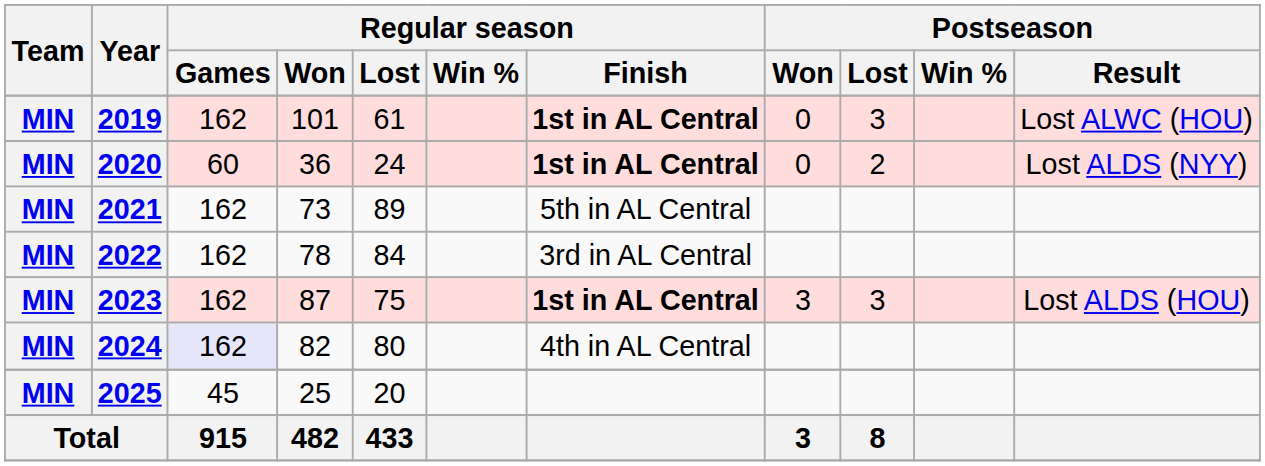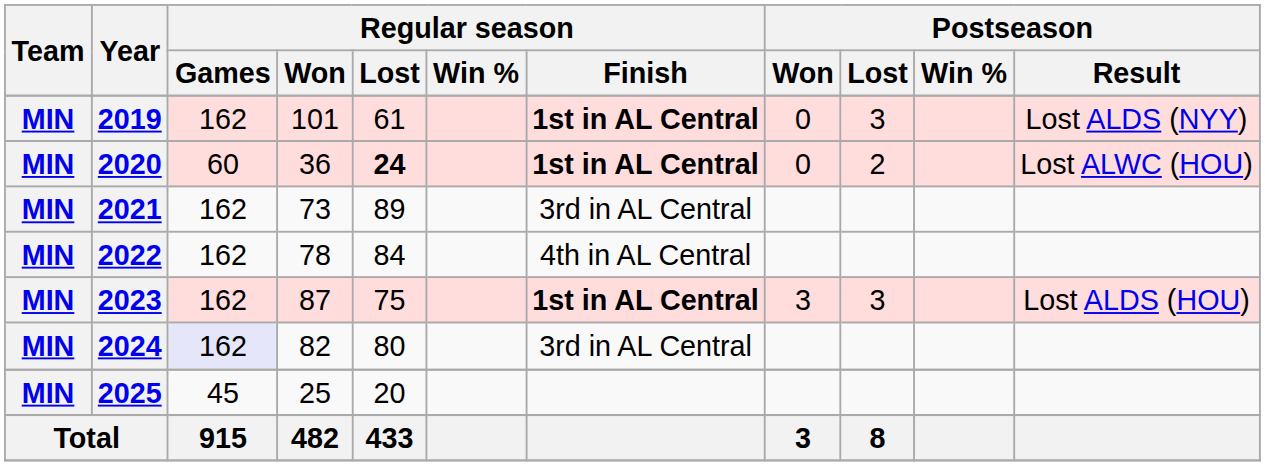(1137, 119) Lost ALWC (HOU) -> (1137, 119) Lost ALDS (NYY)
(389, 164) normal -> (389, 164) bold
(1137, 164) Lost ALDS (NYY) -> (1137, 164) Lost ALWC (HOU)
(646, 210) 5th in AL Central -> (646, 210) 3rd in AL Central
(646, 255) 3rd in AL Central -> (646, 255) 4th in AL Central
(646, 346) 4th in AL Central -> (646, 346) 3rd in AL Central
